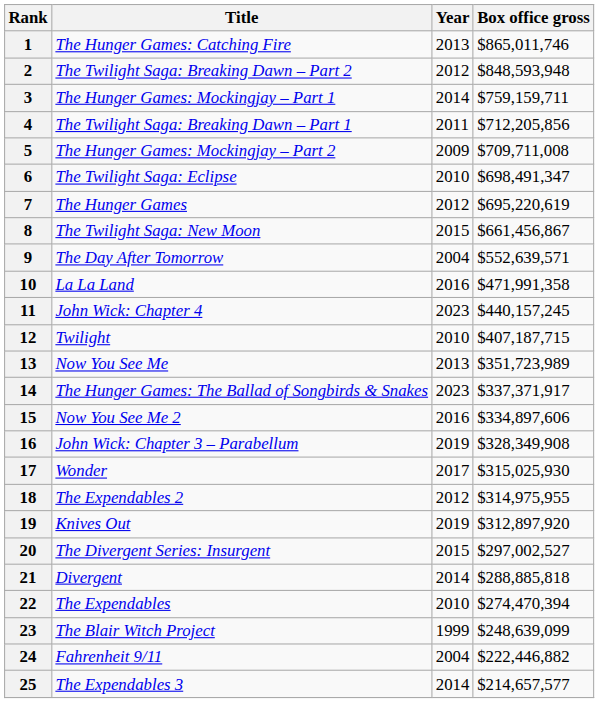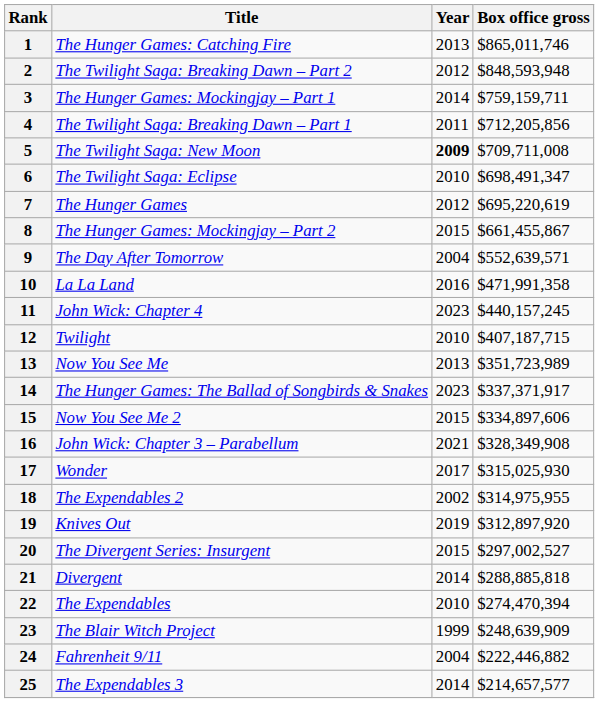(195, 151) The Hunger Games: Mockingjay – Part 2 -> (158, 151) The Twilight Saga: New Moon
(453, 151) normal -> (453, 151) bold
(158, 230) The Twilight Saga: New Moon -> (195, 230) The Hunger Games: Mockingjay – Part 2
(523, 230) $661,456,867 -> (523, 230) $661,455,867
(453, 417) 2016 -> (453, 417) 2015
(453, 444) 2019 -> (453, 444) 2021
(453, 497) 2012 -> (453, 497) 2002
(523, 630) $248,639,099 -> (523, 630) $248,639,909
